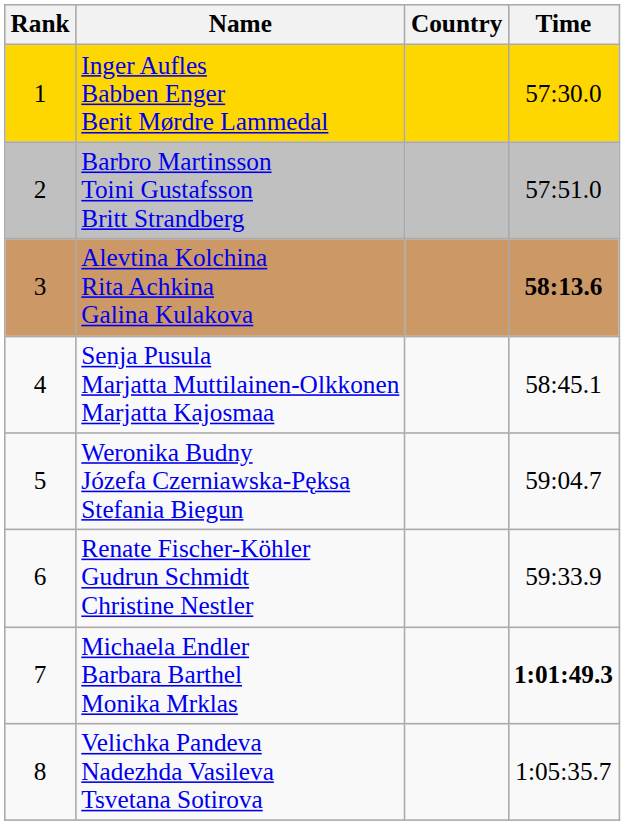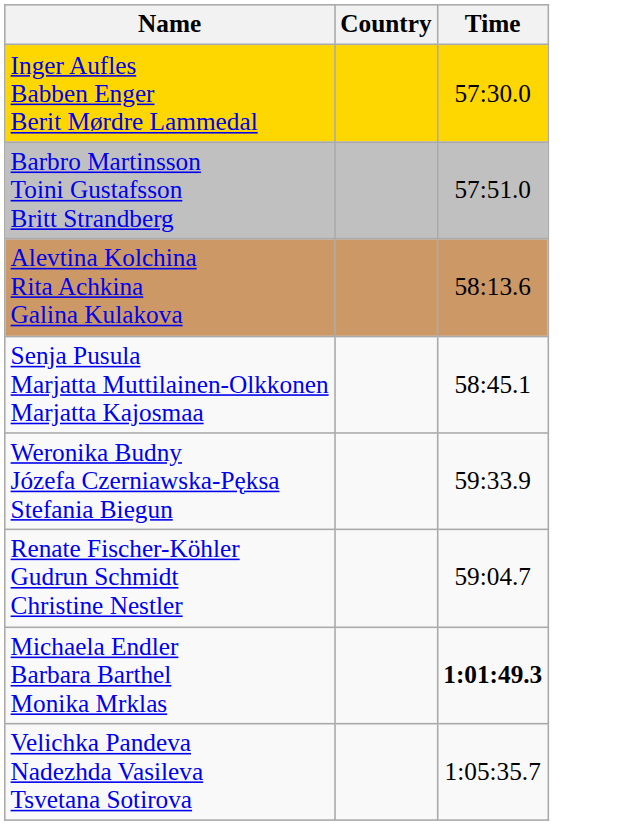- column: (40, 24)
(563, 287) bold -> (493, 287) normal
(563, 480) 59:04.7 -> (493, 480) 59:33.9
(563, 577) 59:33.9 -> (493, 577) 59:04.7
